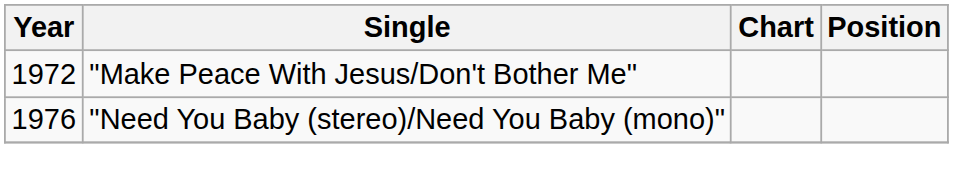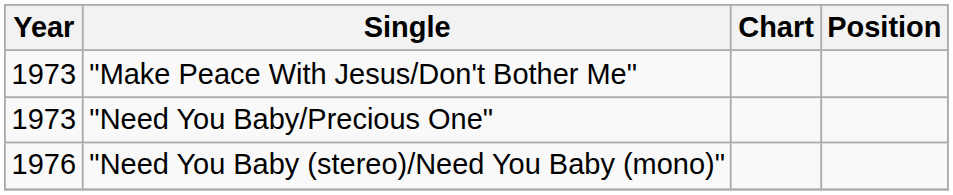(44, 73) 1972 -> (44, 73) 1973
+ row: (291, 119)
